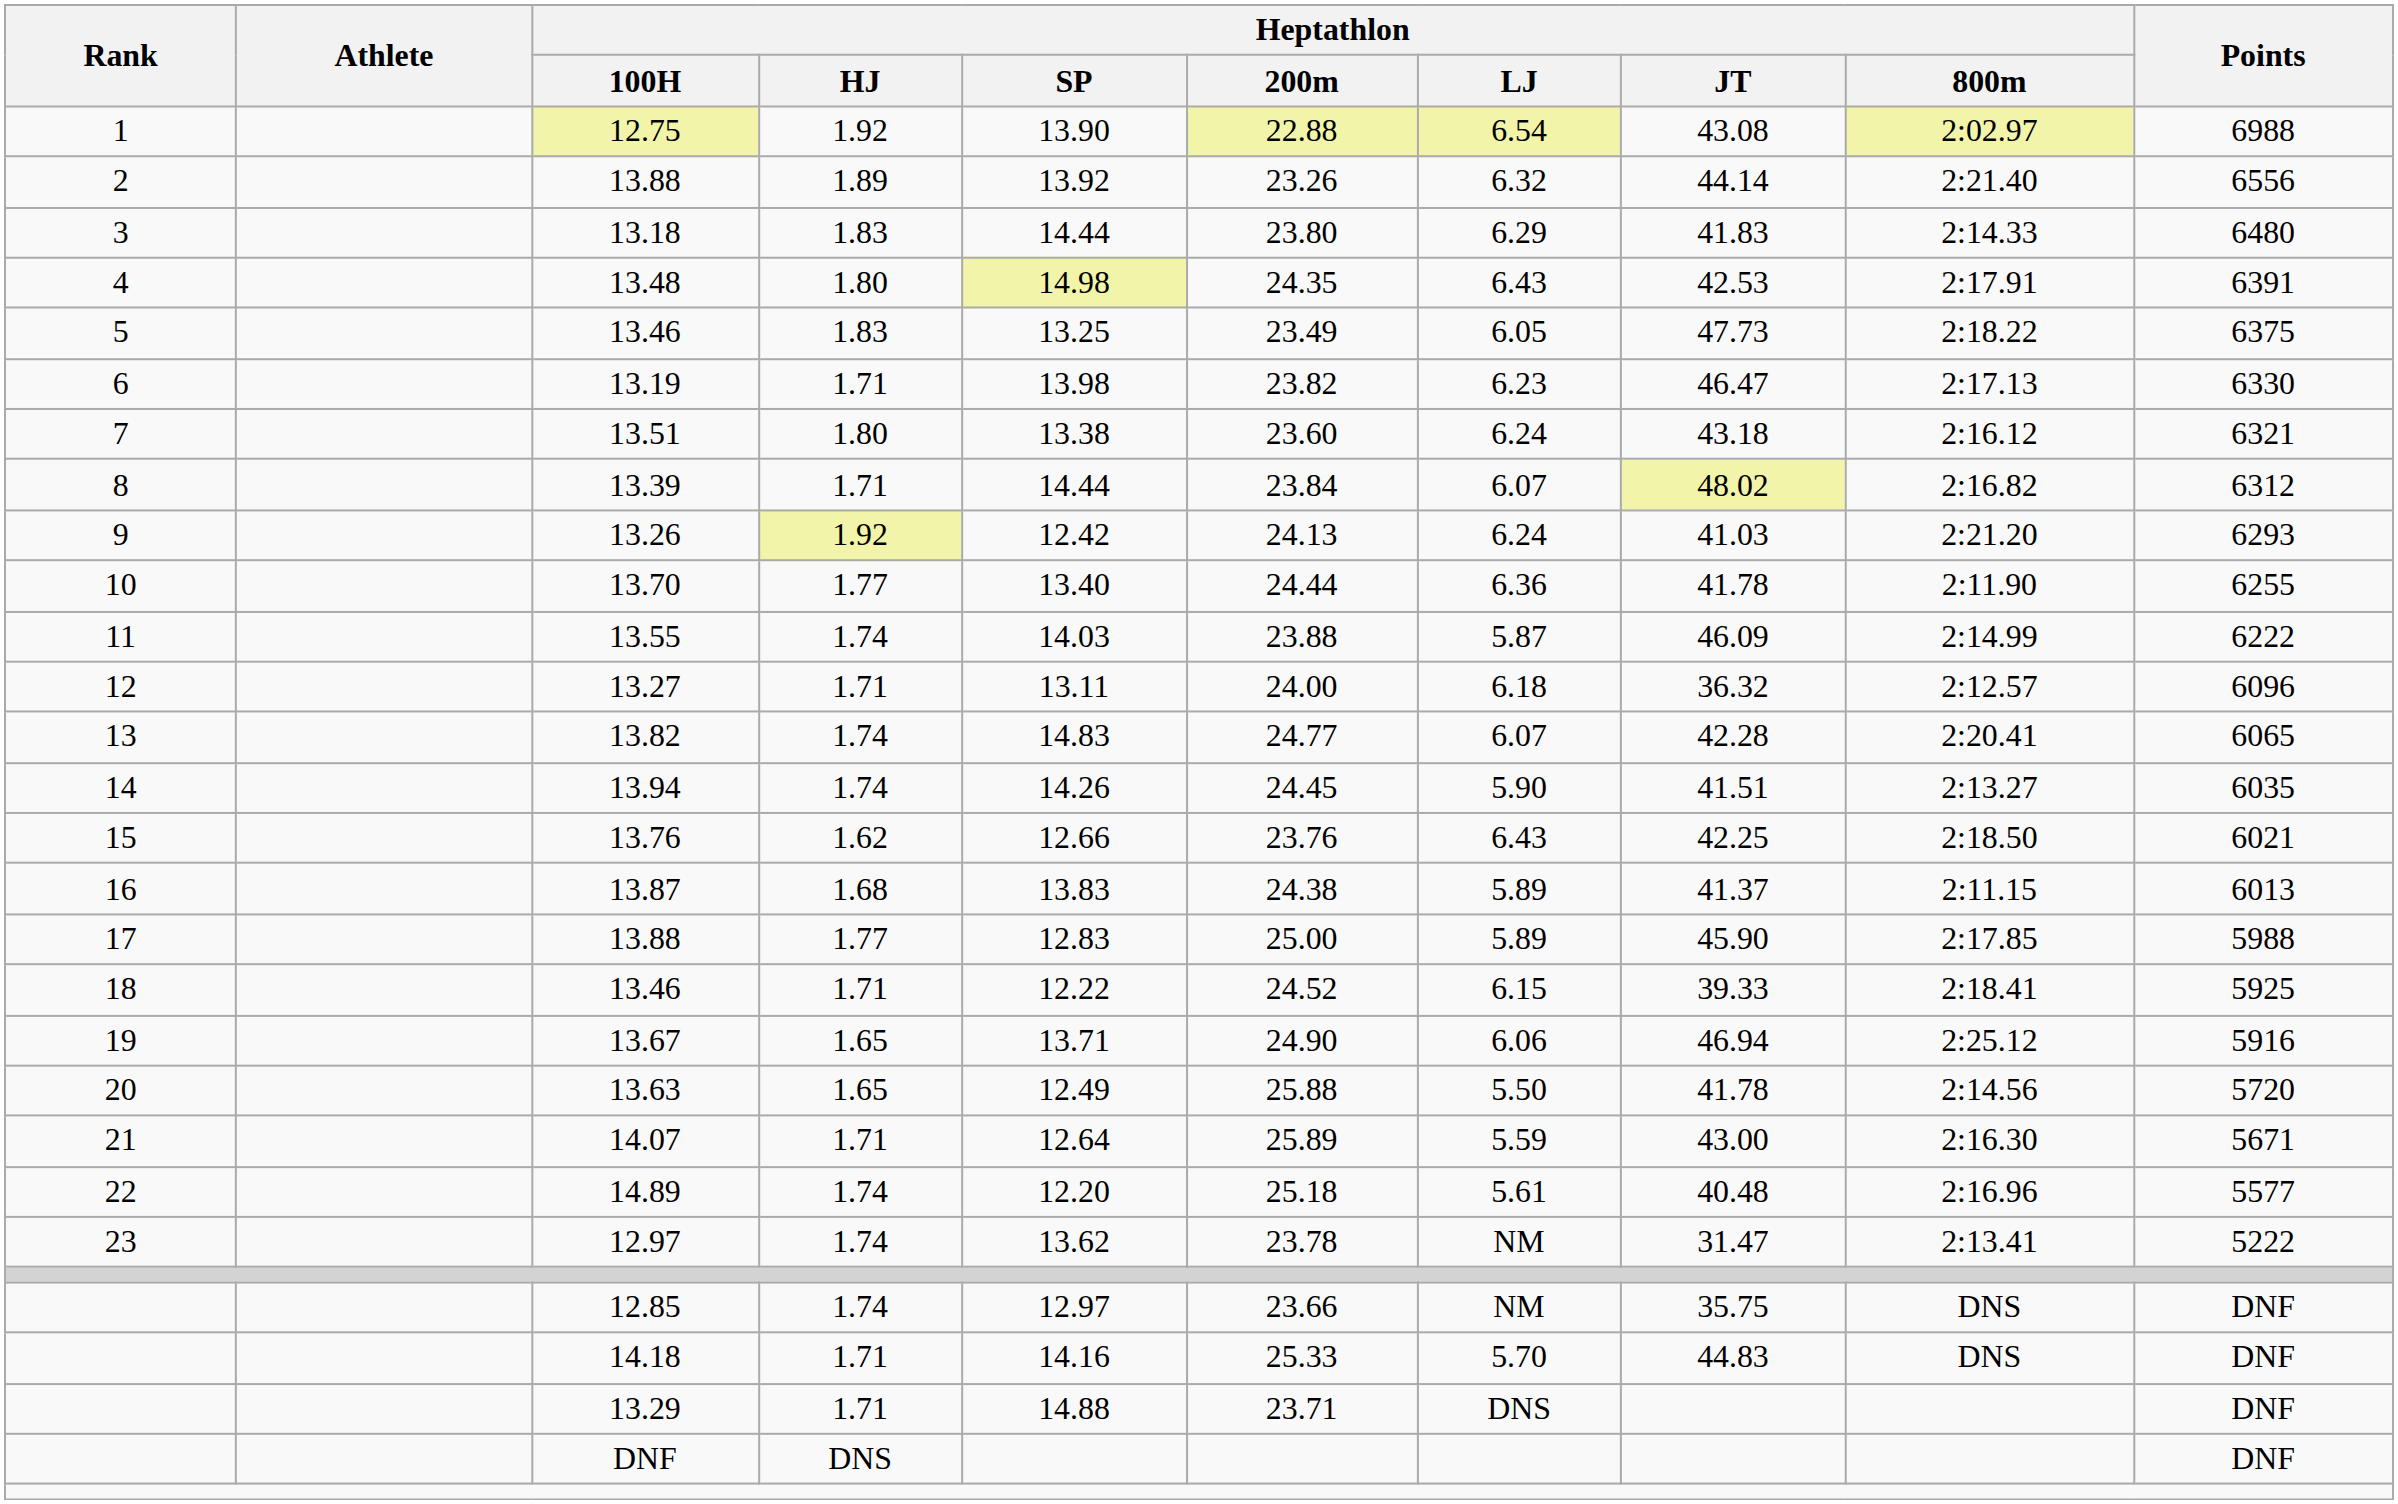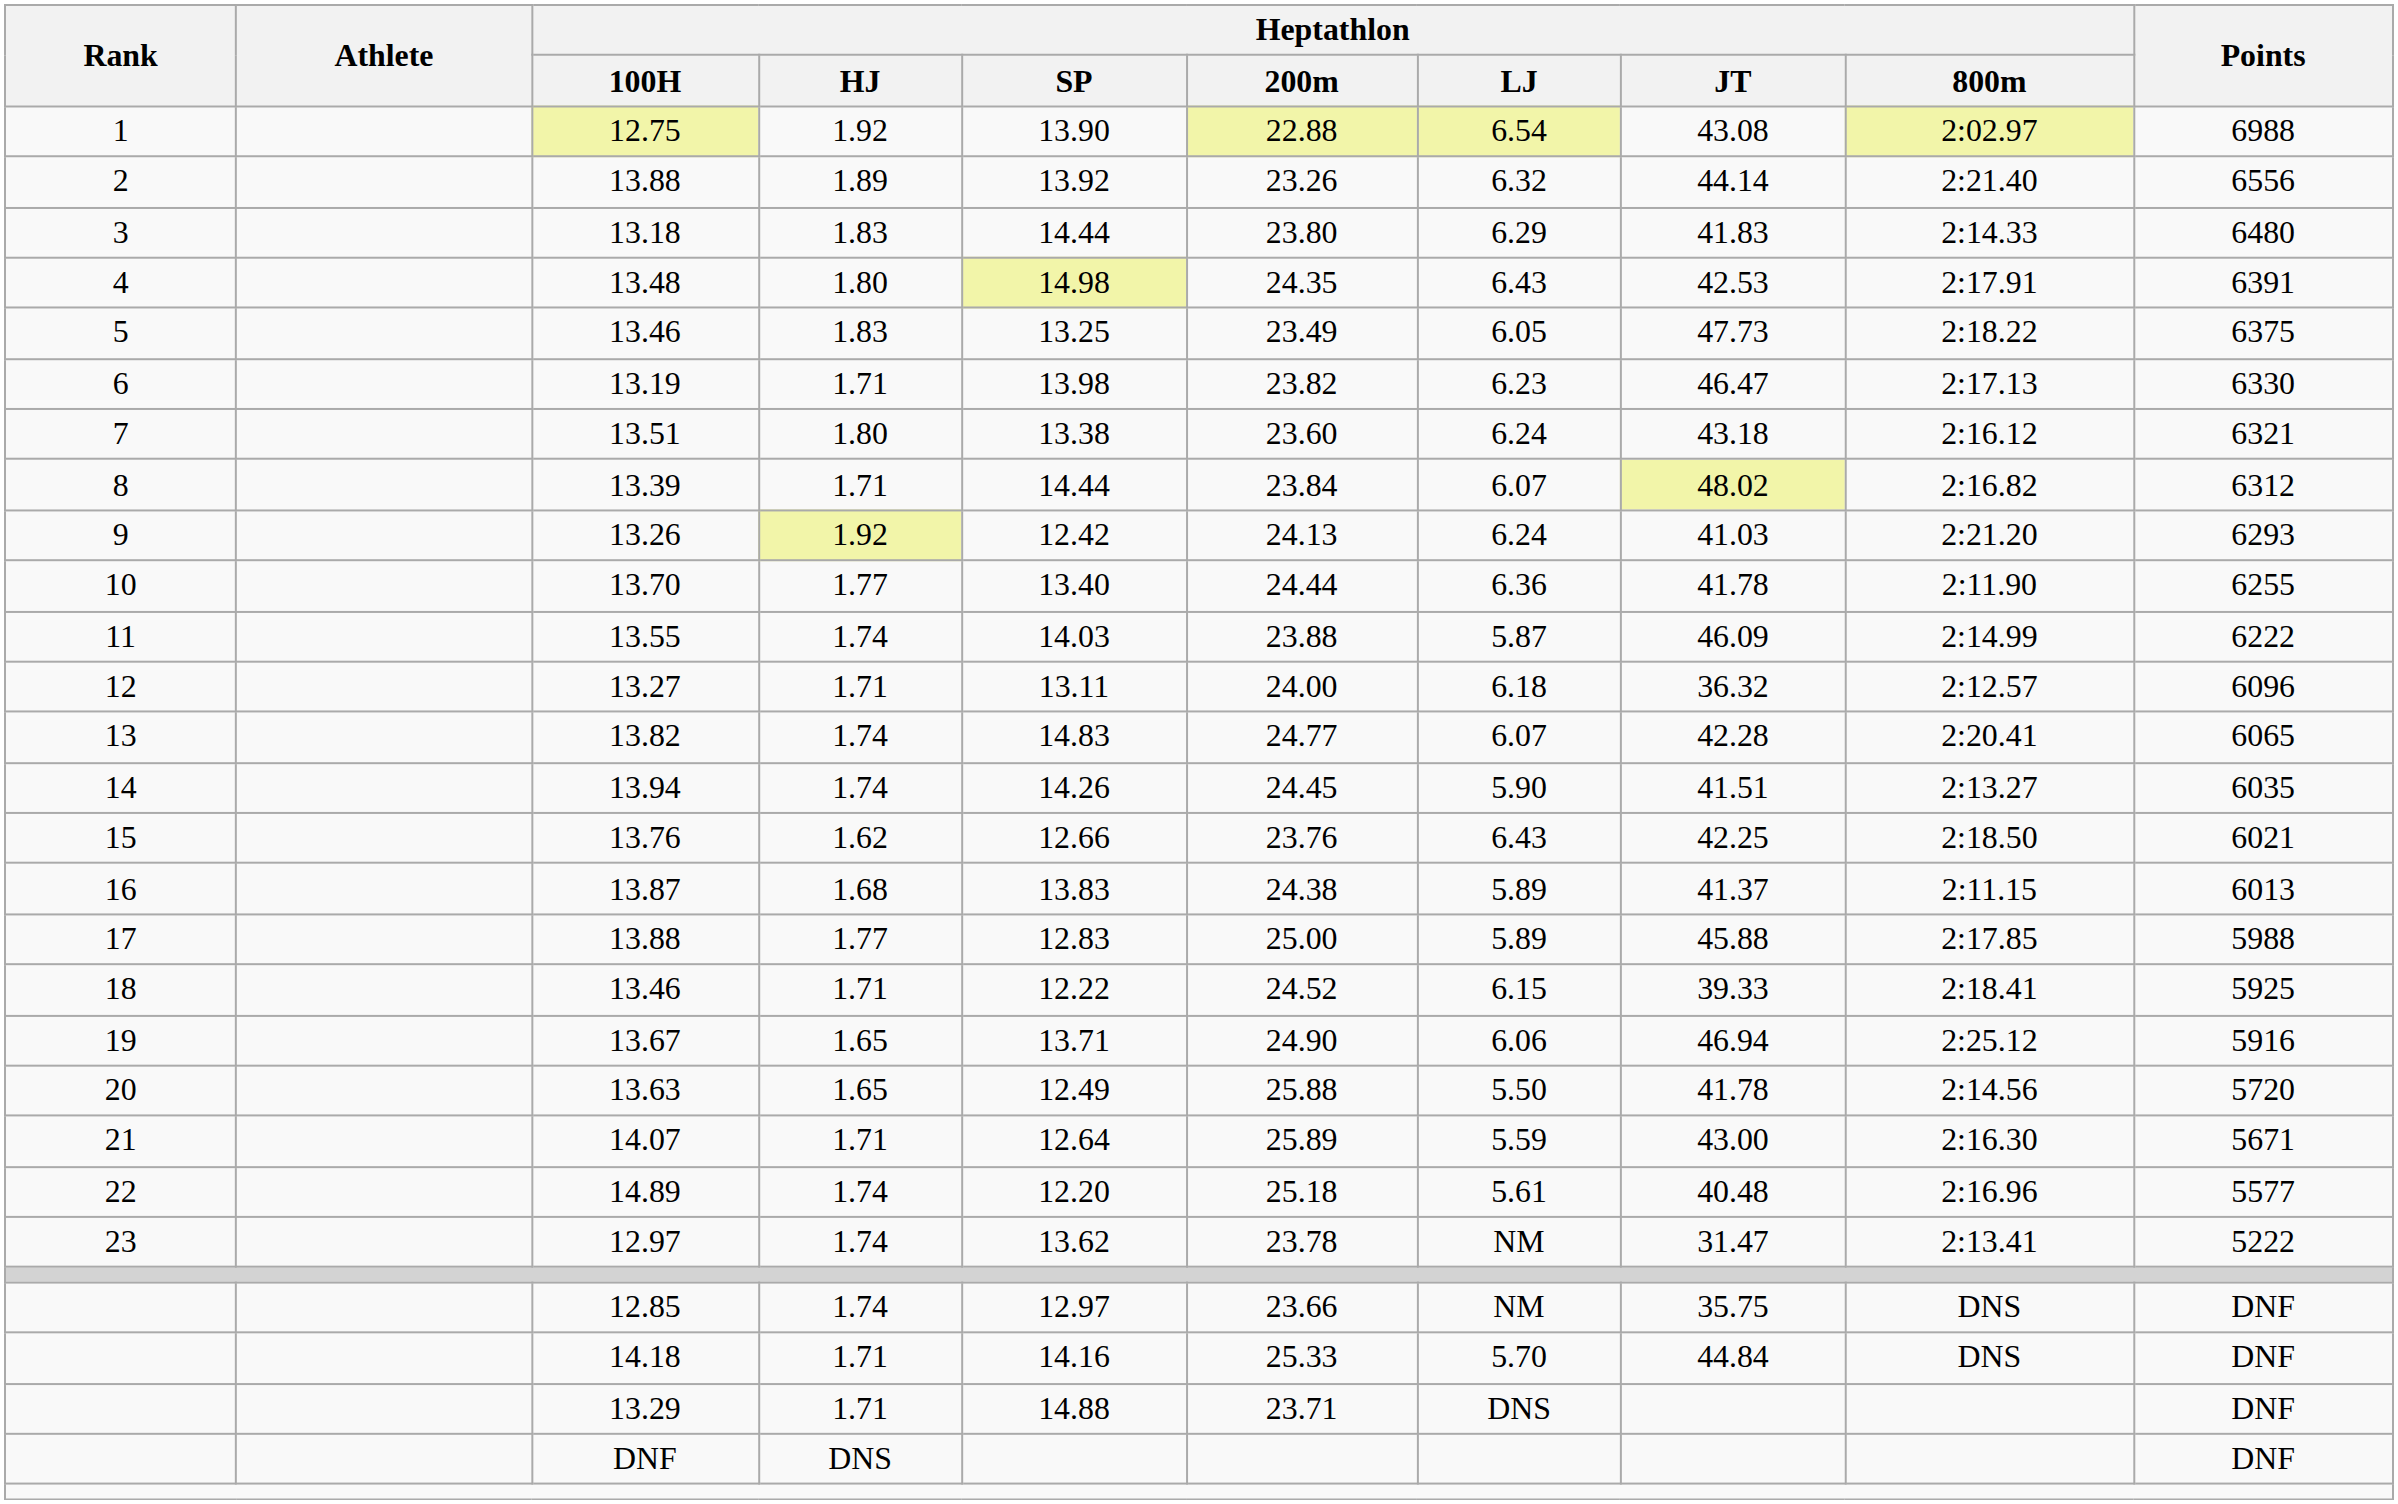(1733, 938) 45.90 -> (1733, 938) 45.88
(1733, 1357) 44.83 -> (1733, 1357) 44.84
